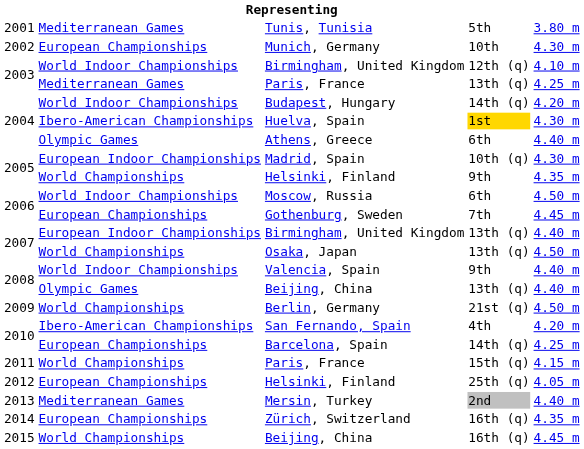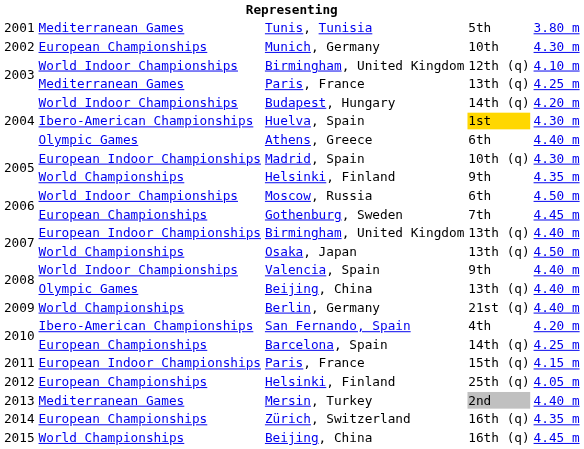(557, 307) 4.50 m -> (557, 307) 4.40 m
(111, 363) World Championships -> (150, 363) European Indoor Championships
